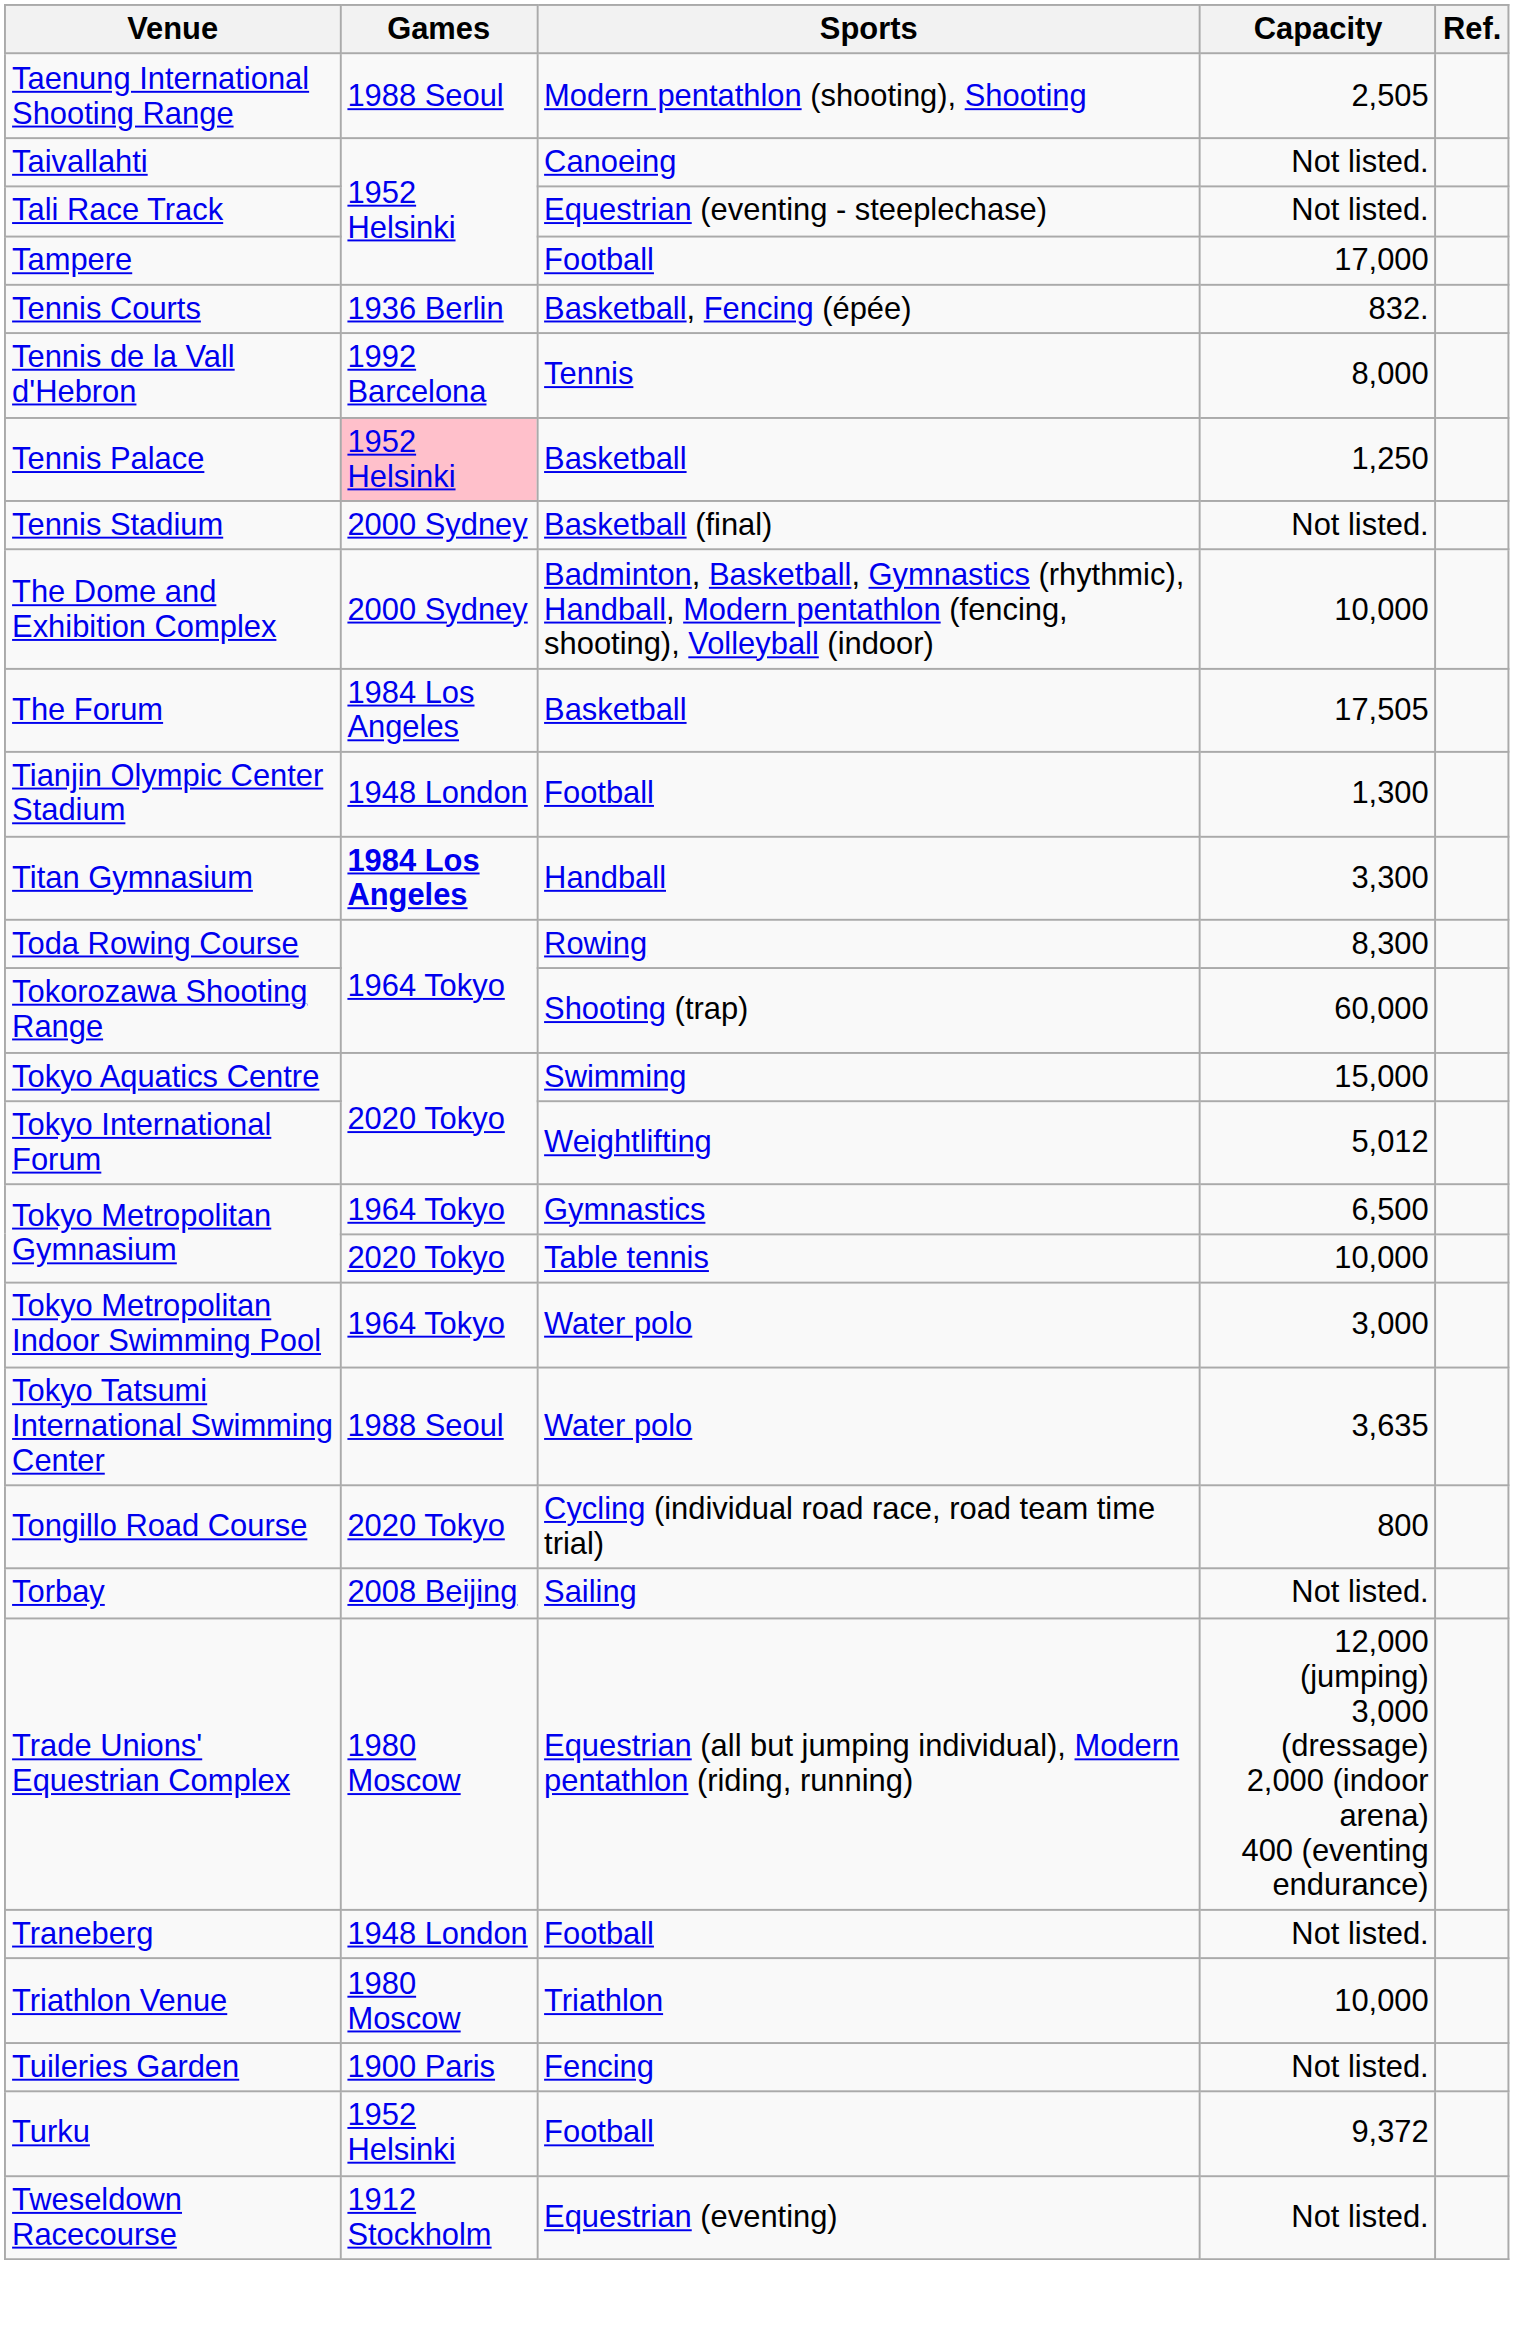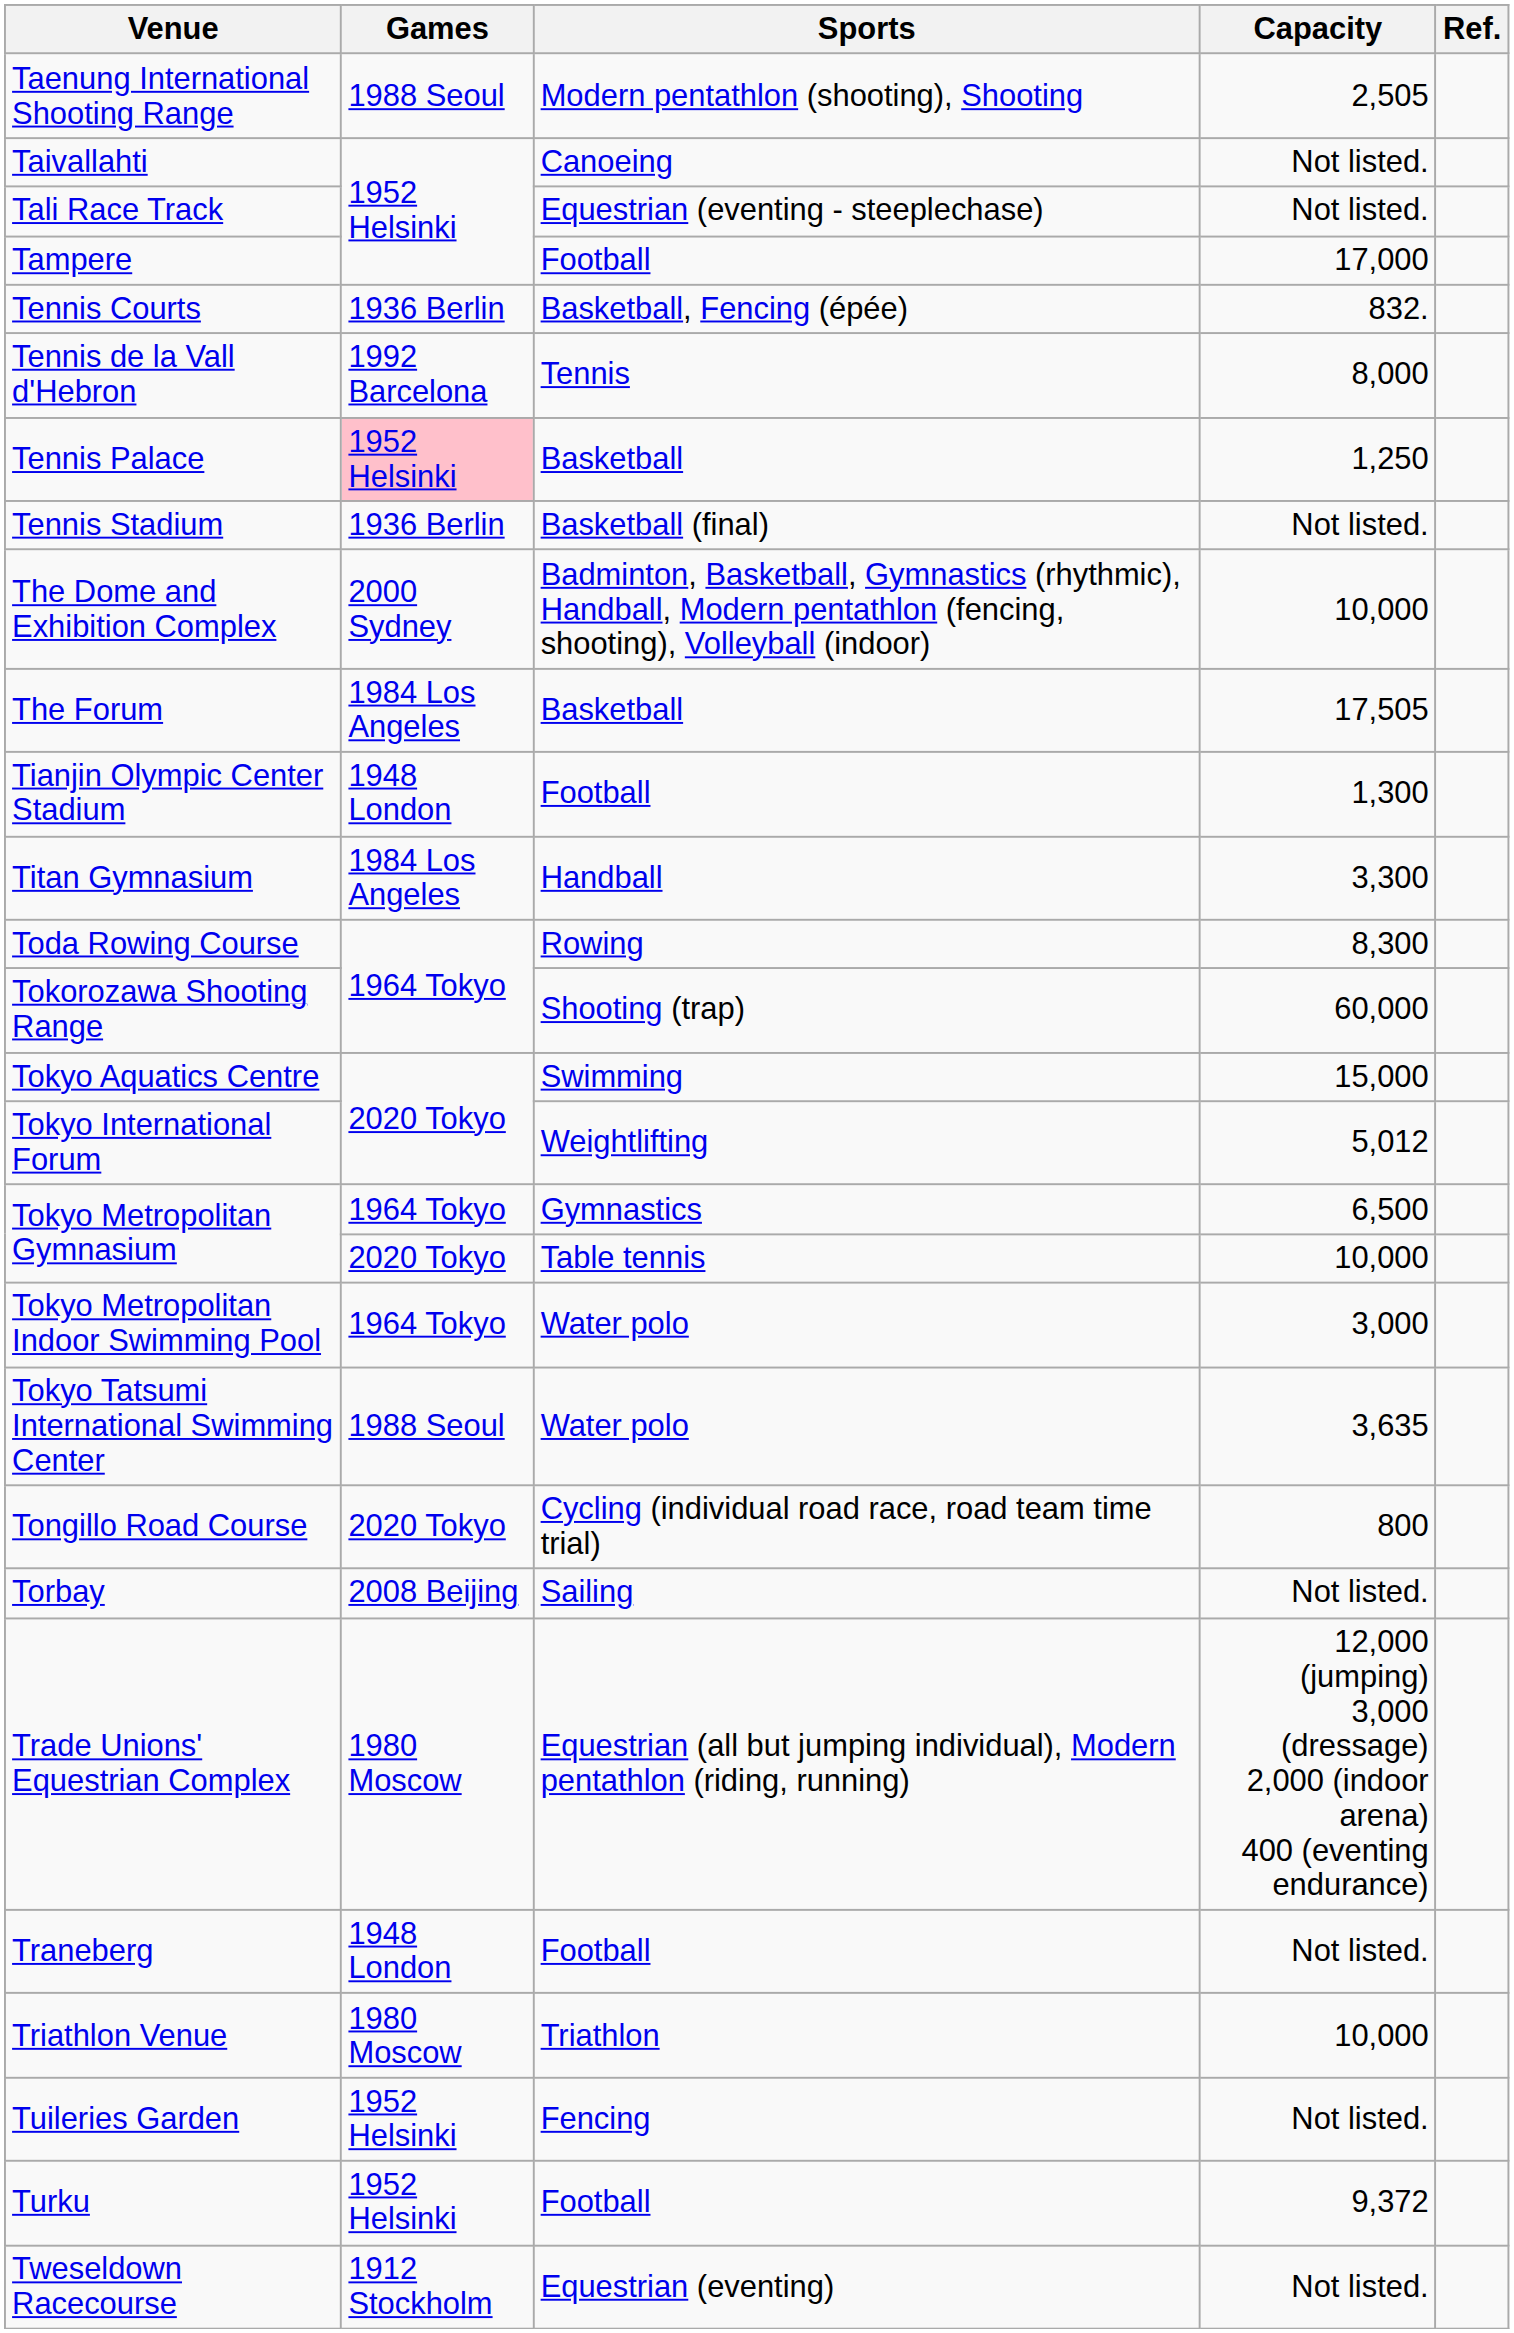(438, 524) 2000 Sydney -> (427, 524) 1936 Berlin
(414, 877) bold -> (412, 877) normal
(421, 2066) 1900 Paris -> (402, 2118) 1952 Helsinki
